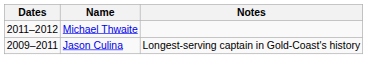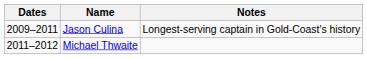rows swapped: (93, 45) <-> (100, 29)
